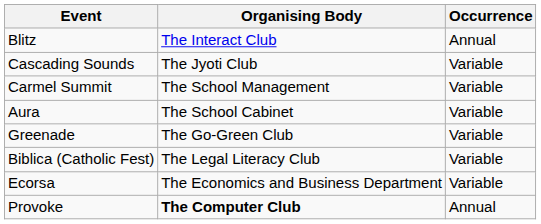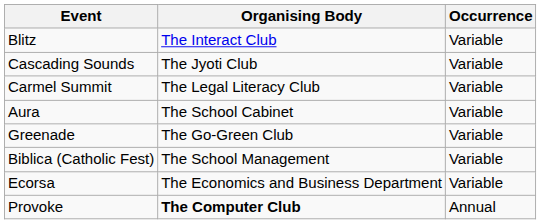(472, 40) Annual -> (476, 40) Variable
(245, 87) The School Management -> (241, 87) The Legal Literacy Club
(241, 159) The Legal Literacy Club -> (245, 159) The School Management
